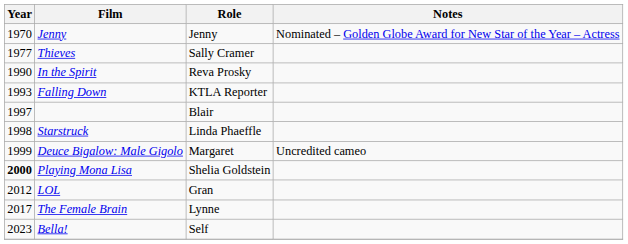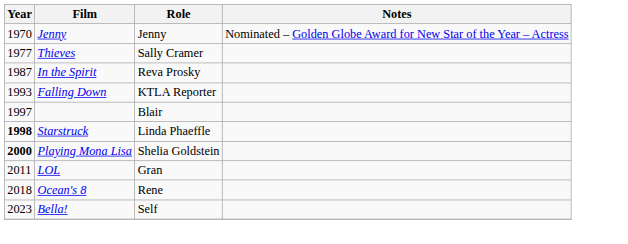(20, 72) 1990 -> (20, 72) 1987
(20, 131) normal -> (20, 131) bold
- row: (110, 151)
(20, 190) 2012 -> (19, 170) 2011
- row: (82, 209)
+ row: (62, 190)
